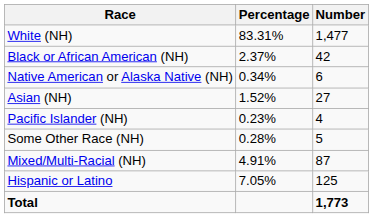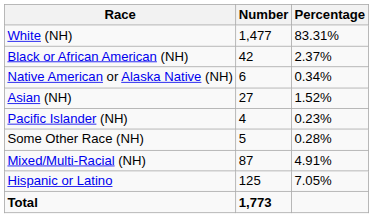columns swapped: (340, 14) <-> (274, 14)
